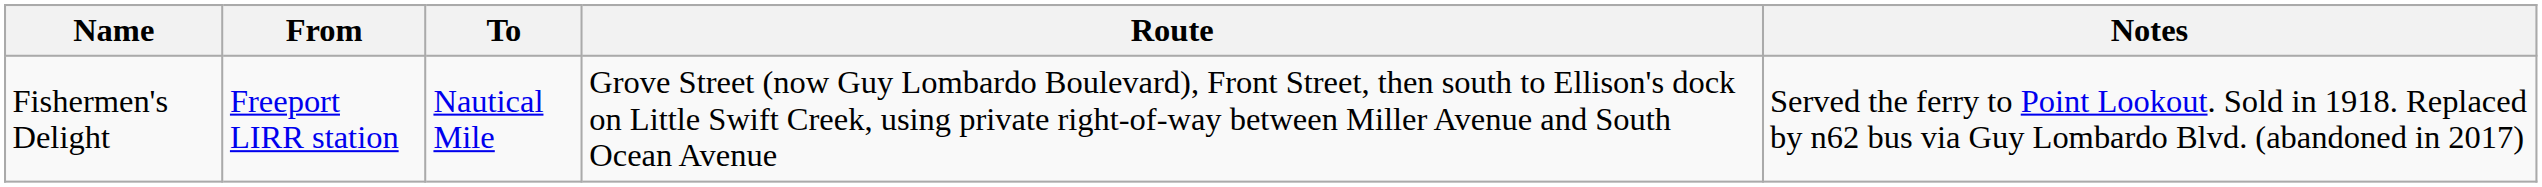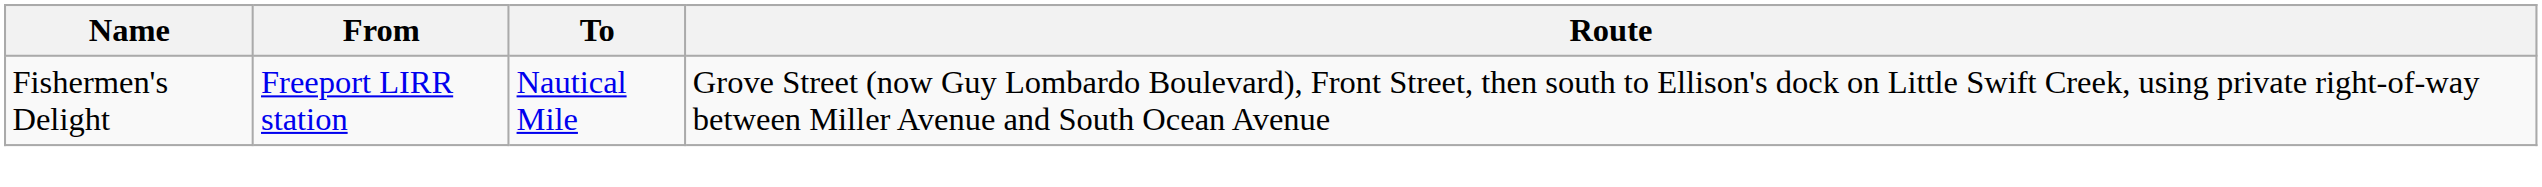- column: (2149, 30)
